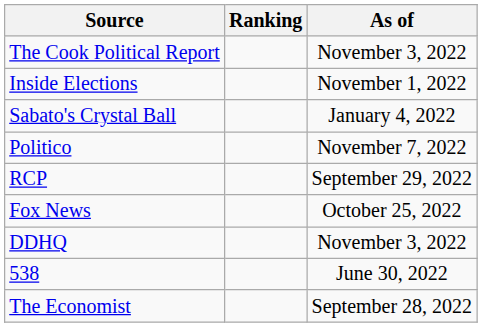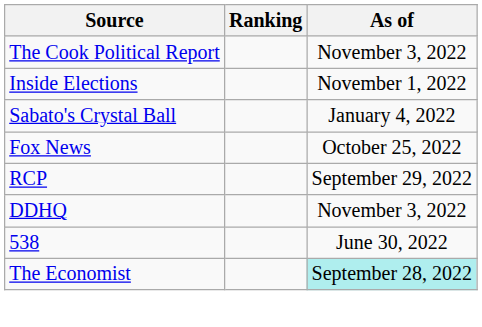- row: (40, 147)
rows swapped: (28, 178) <-> (50, 210)
(392, 305) no background -> (392, 274) paleturquoise background
